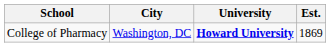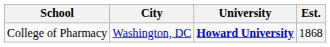(311, 32) 1869 -> (311, 32) 1868
